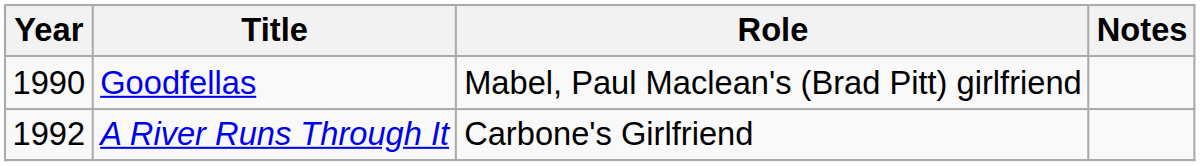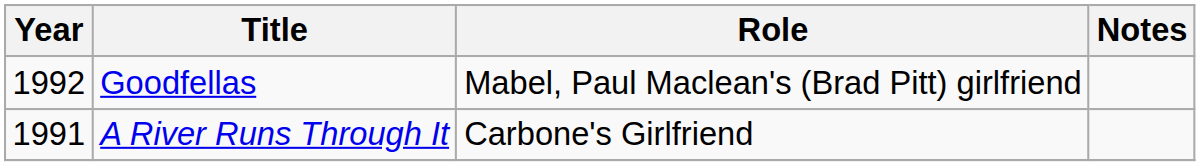(49, 82) 1990 -> (49, 82) 1992
(49, 133) 1992 -> (49, 133) 1991
